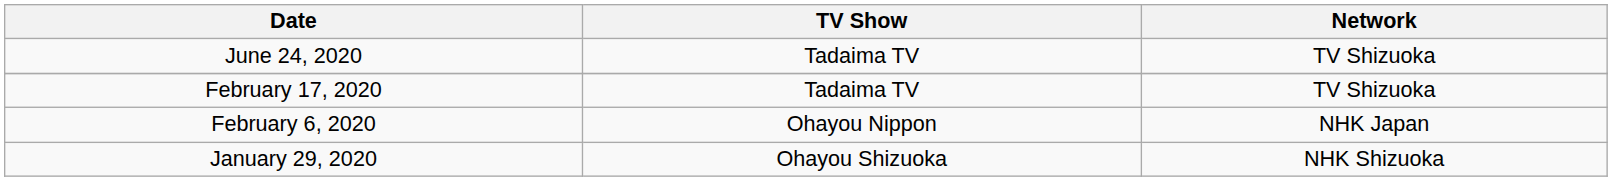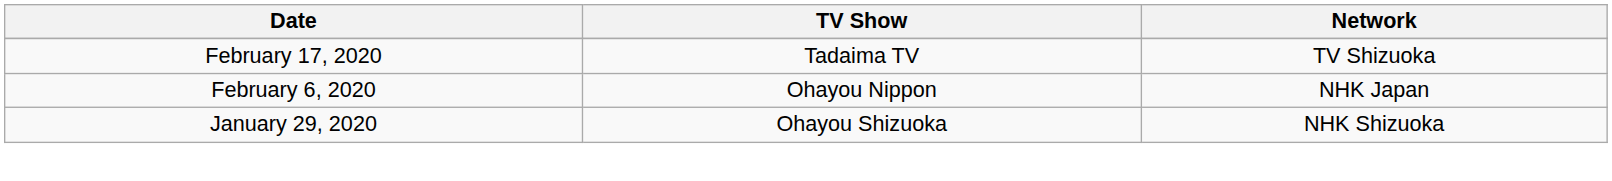- row: (293, 55)
